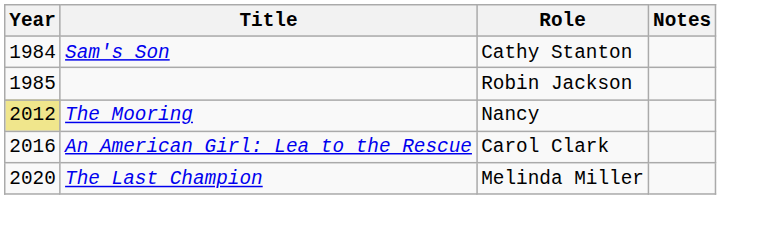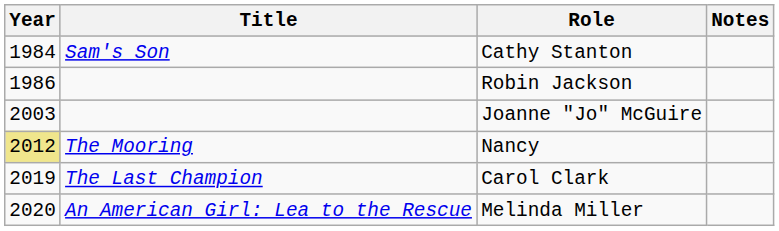(33, 84) 1985 -> (33, 84) 1986
+ row: (592, 115)
(33, 147) 2016 -> (33, 178) 2019
(269, 147) An American Girl: Lea to the Rescue -> (164, 178) The Last Champion
(164, 178) The Last Champion -> (269, 210) An American Girl: Lea to the Rescue
